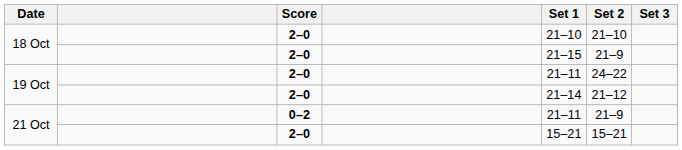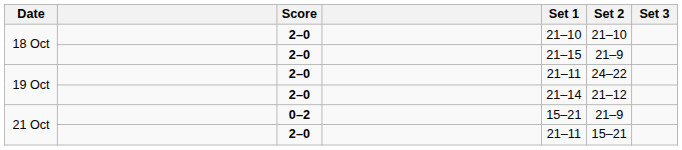(564, 114) 21–11 -> (564, 114) 15–21
(564, 134) 15–21 -> (564, 134) 21–11
